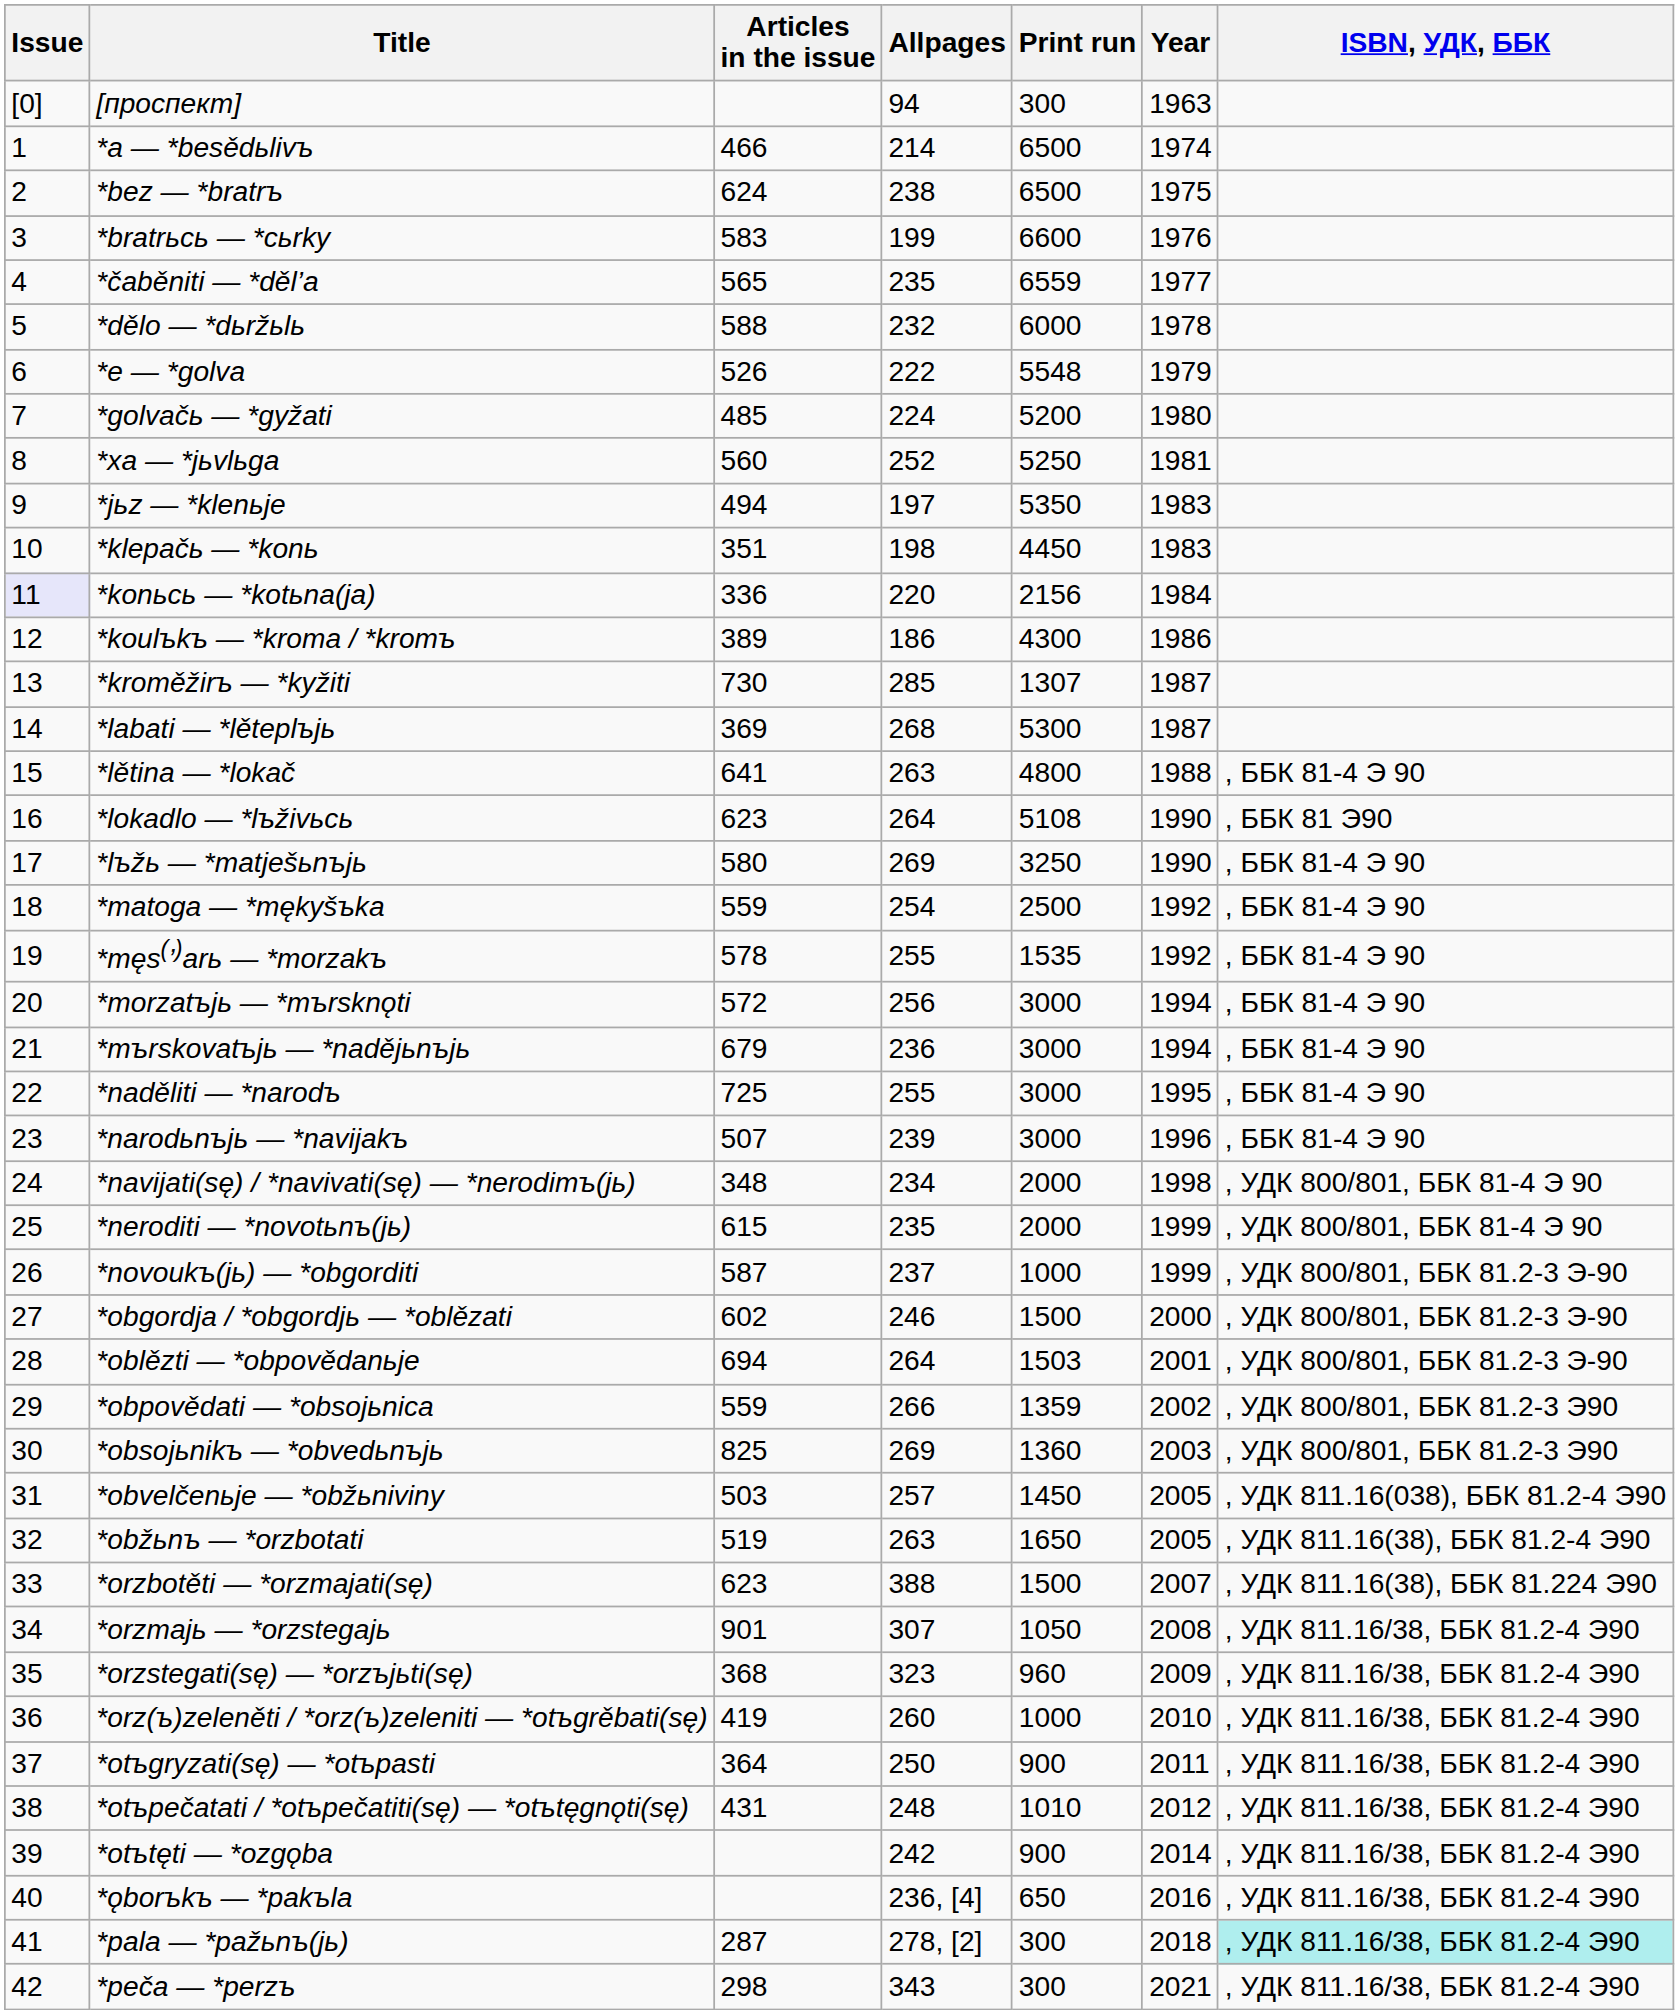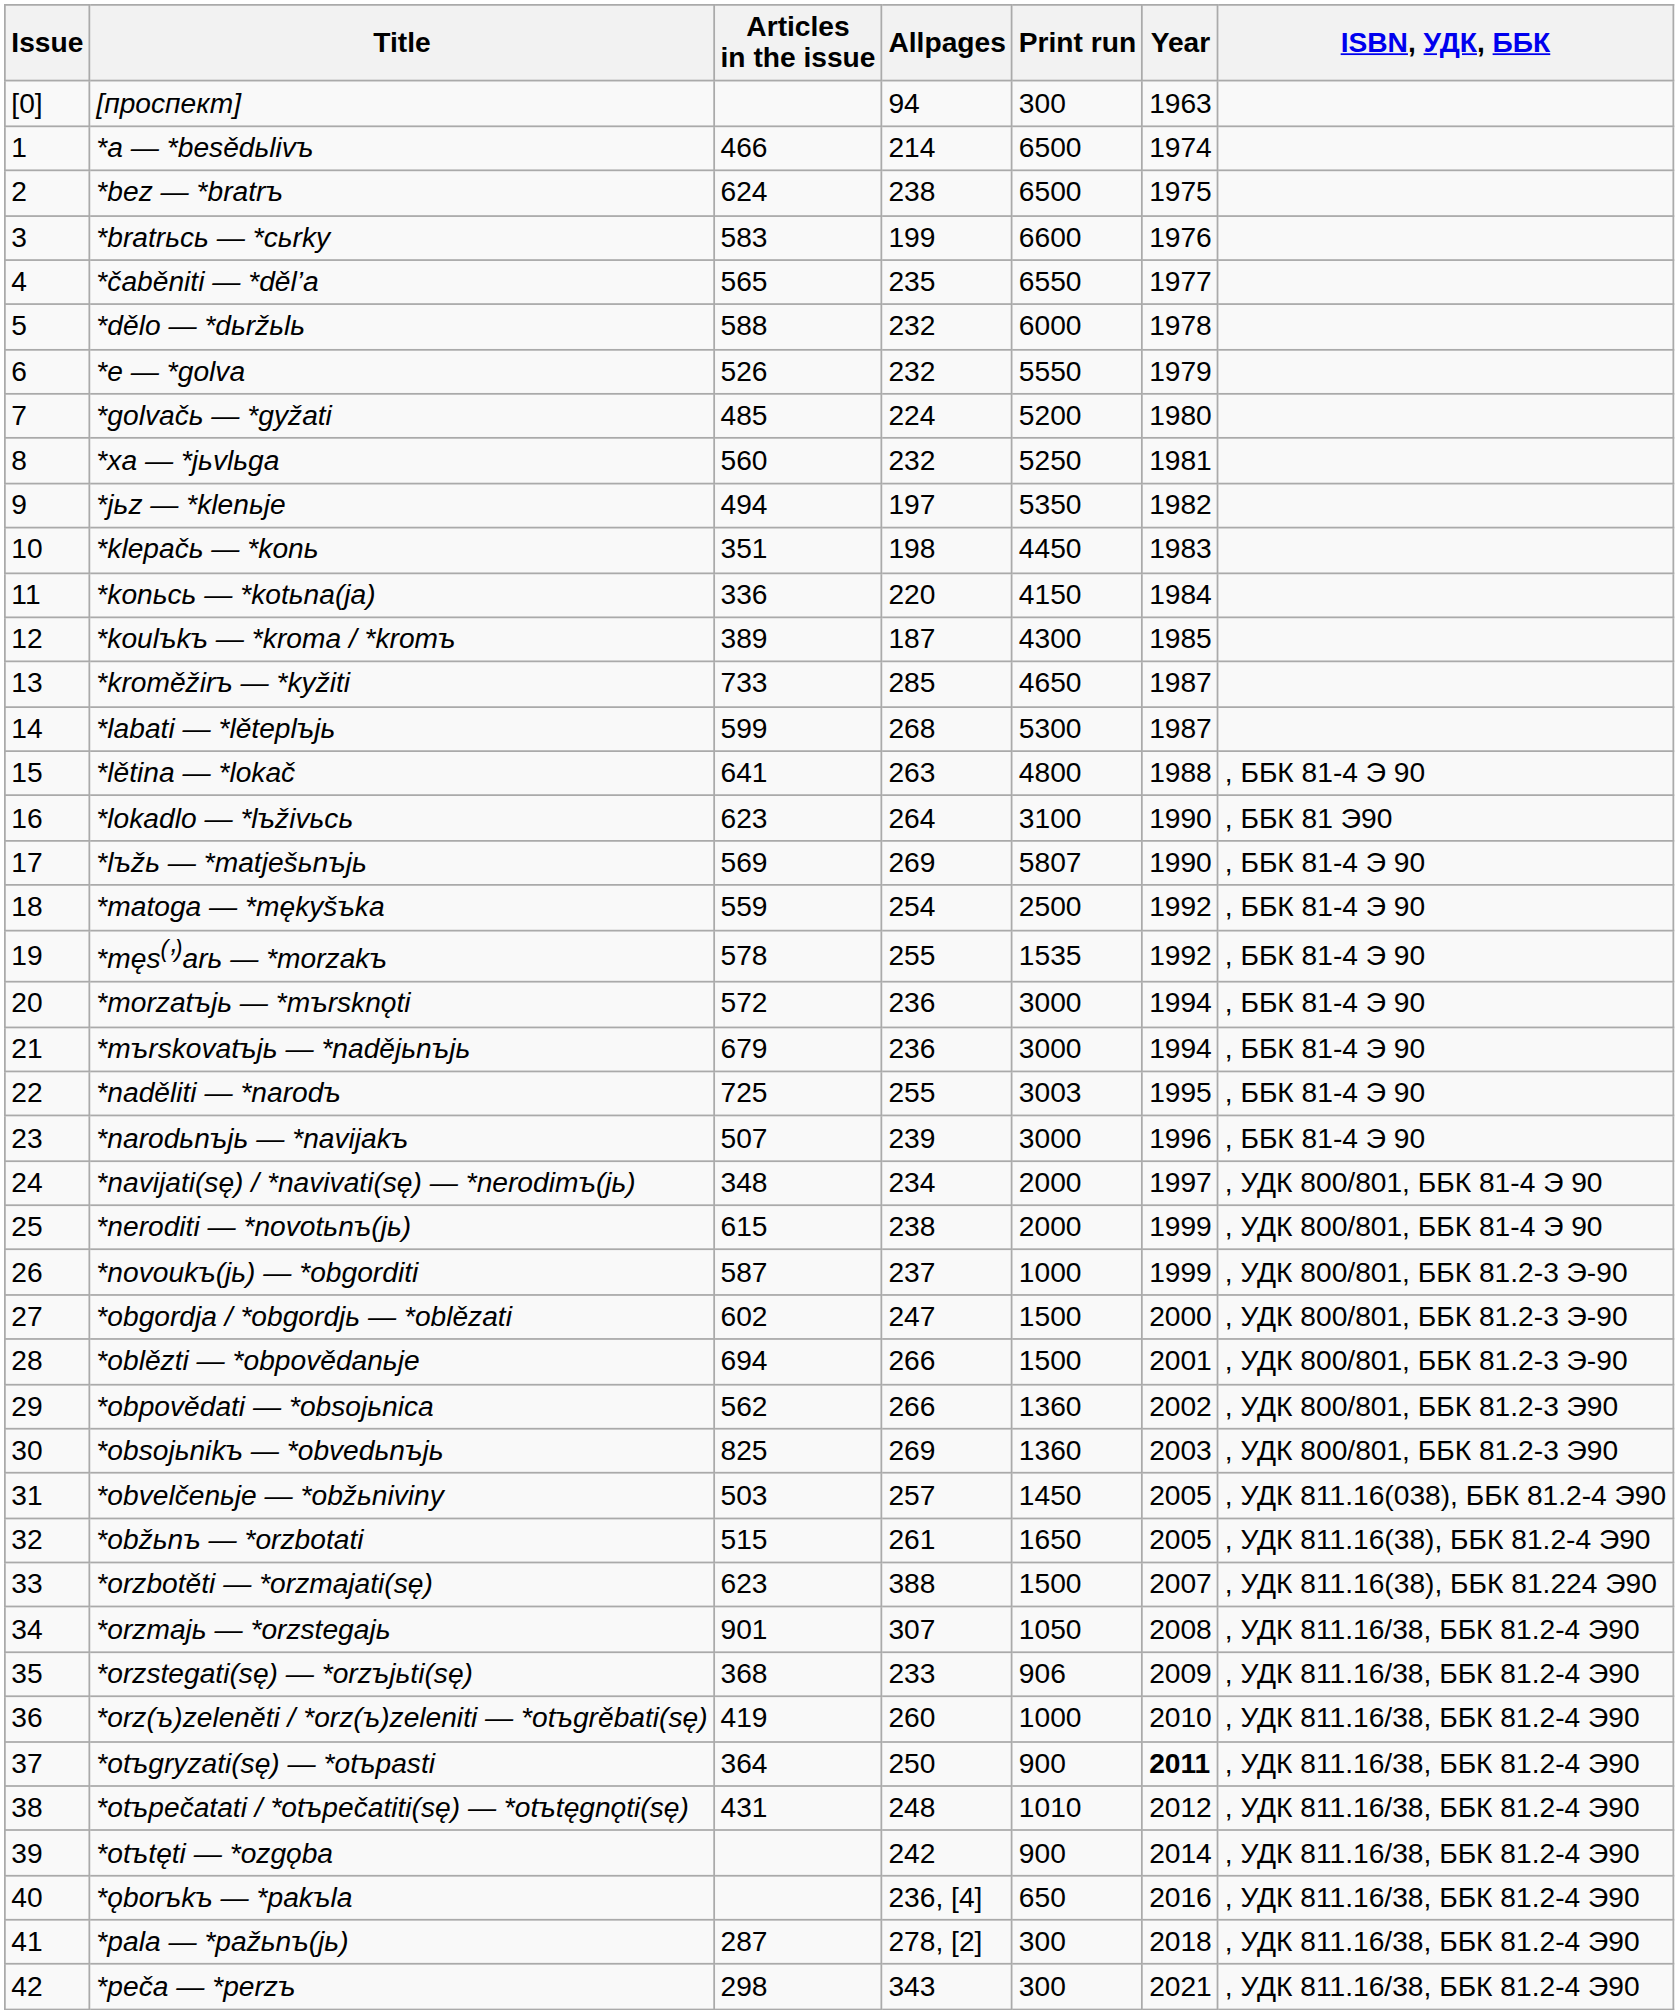(1050, 281) 6559 -> (1050, 281) 6550
(912, 371) 222 -> (912, 371) 232
(1050, 371) 5548 -> (1050, 371) 5550
(912, 460) 252 -> (912, 460) 232
(1180, 505) 1983 -> (1180, 505) 1982
(26, 594) lavender background -> (26, 594) no background
(1050, 594) 2156 -> (1050, 594) 4150
(912, 639) 186 -> (912, 639) 187
(1180, 639) 1986 -> (1180, 639) 1985
(744, 683) 730 -> (744, 683) 733
(1050, 683) 1307 -> (1050, 683) 4650
(744, 728) 369 -> (744, 728) 599
(1050, 817) 5108 -> (1050, 817) 3100
(744, 862) 580 -> (744, 862) 569
(1050, 862) 3250 -> (1050, 862) 5807
(912, 1003) 256 -> (912, 1003) 236
(1050, 1093) 3000 -> (1050, 1093) 3003
(1180, 1182) 1998 -> (1180, 1182) 1997
(912, 1227) 235 -> (912, 1227) 238
(912, 1316) 246 -> (912, 1316) 247
(912, 1361) 264 -> (912, 1361) 266
(1050, 1361) 1503 -> (1050, 1361) 1500
(744, 1405) 559 -> (744, 1405) 562
(1050, 1405) 1359 -> (1050, 1405) 1360
(744, 1539) 519 -> (744, 1539) 515
(912, 1539) 263 -> (912, 1539) 261
(912, 1673) 323 -> (912, 1673) 233
(1042, 1673) 960 -> (1042, 1673) 906
(1179, 1763) normal -> (1180, 1763) bold
(1432, 1941) paleturquoise background -> (1432, 1941) no background
